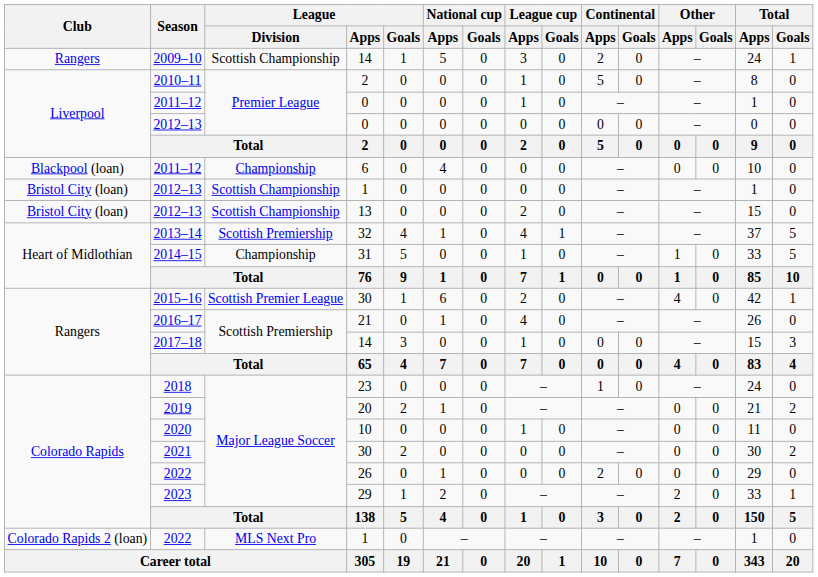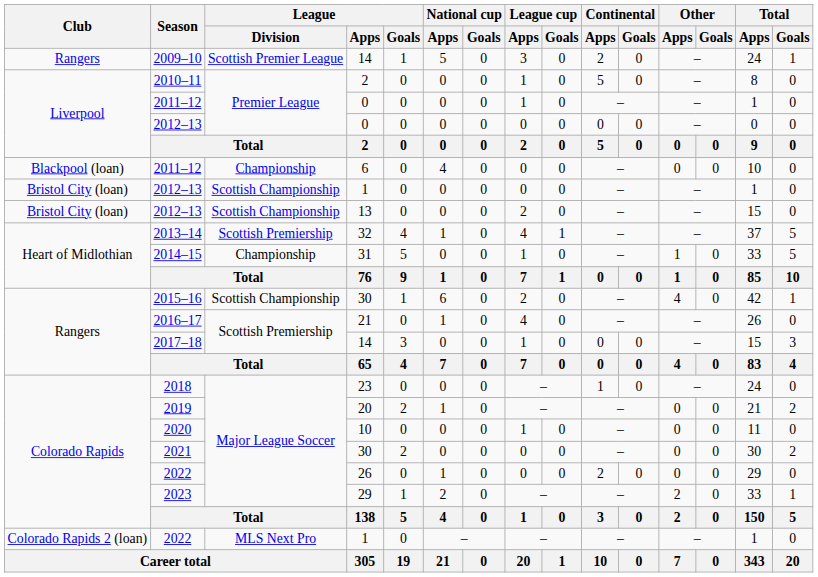(276, 59) Scottish Championship -> (276, 59) Scottish Premier League
(276, 299) Scottish Premier League -> (276, 299) Scottish Championship
